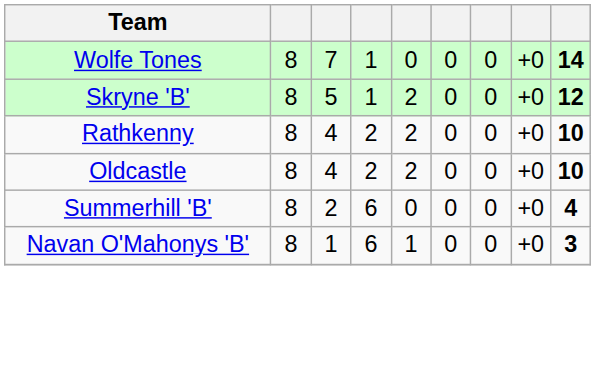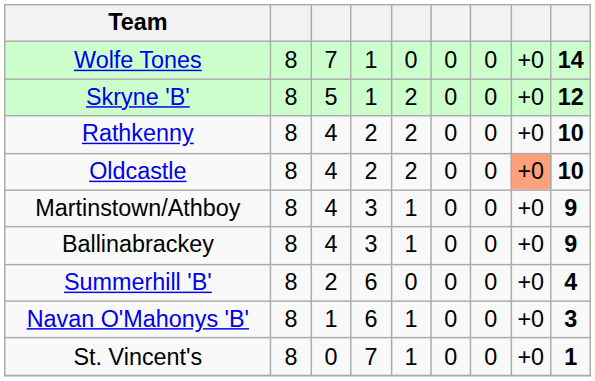(531, 171) no background -> (531, 171) lightsalmon background
+ row: (138, 208)
+ row: (138, 245)
+ row: (138, 356)
